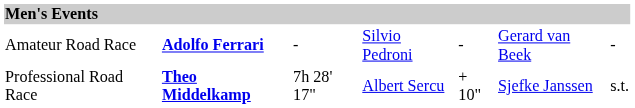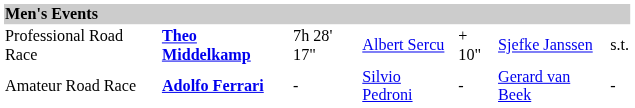rows swapped: (64, 85) <-> (71, 45)
